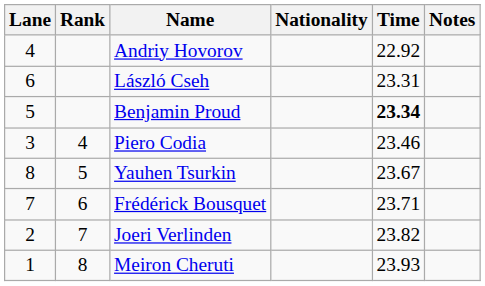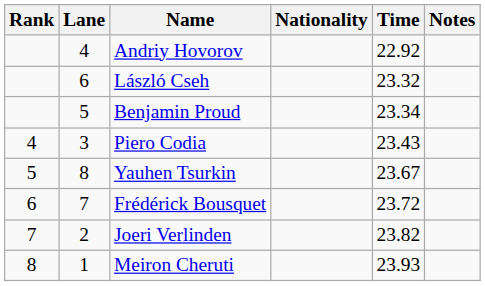columns swapped: (83, 19) <-> (30, 19)
(398, 81) 23.31 -> (398, 81) 23.32
(398, 111) bold -> (398, 111) normal
(398, 142) 23.46 -> (398, 142) 23.43
(398, 204) 23.71 -> (398, 204) 23.72
